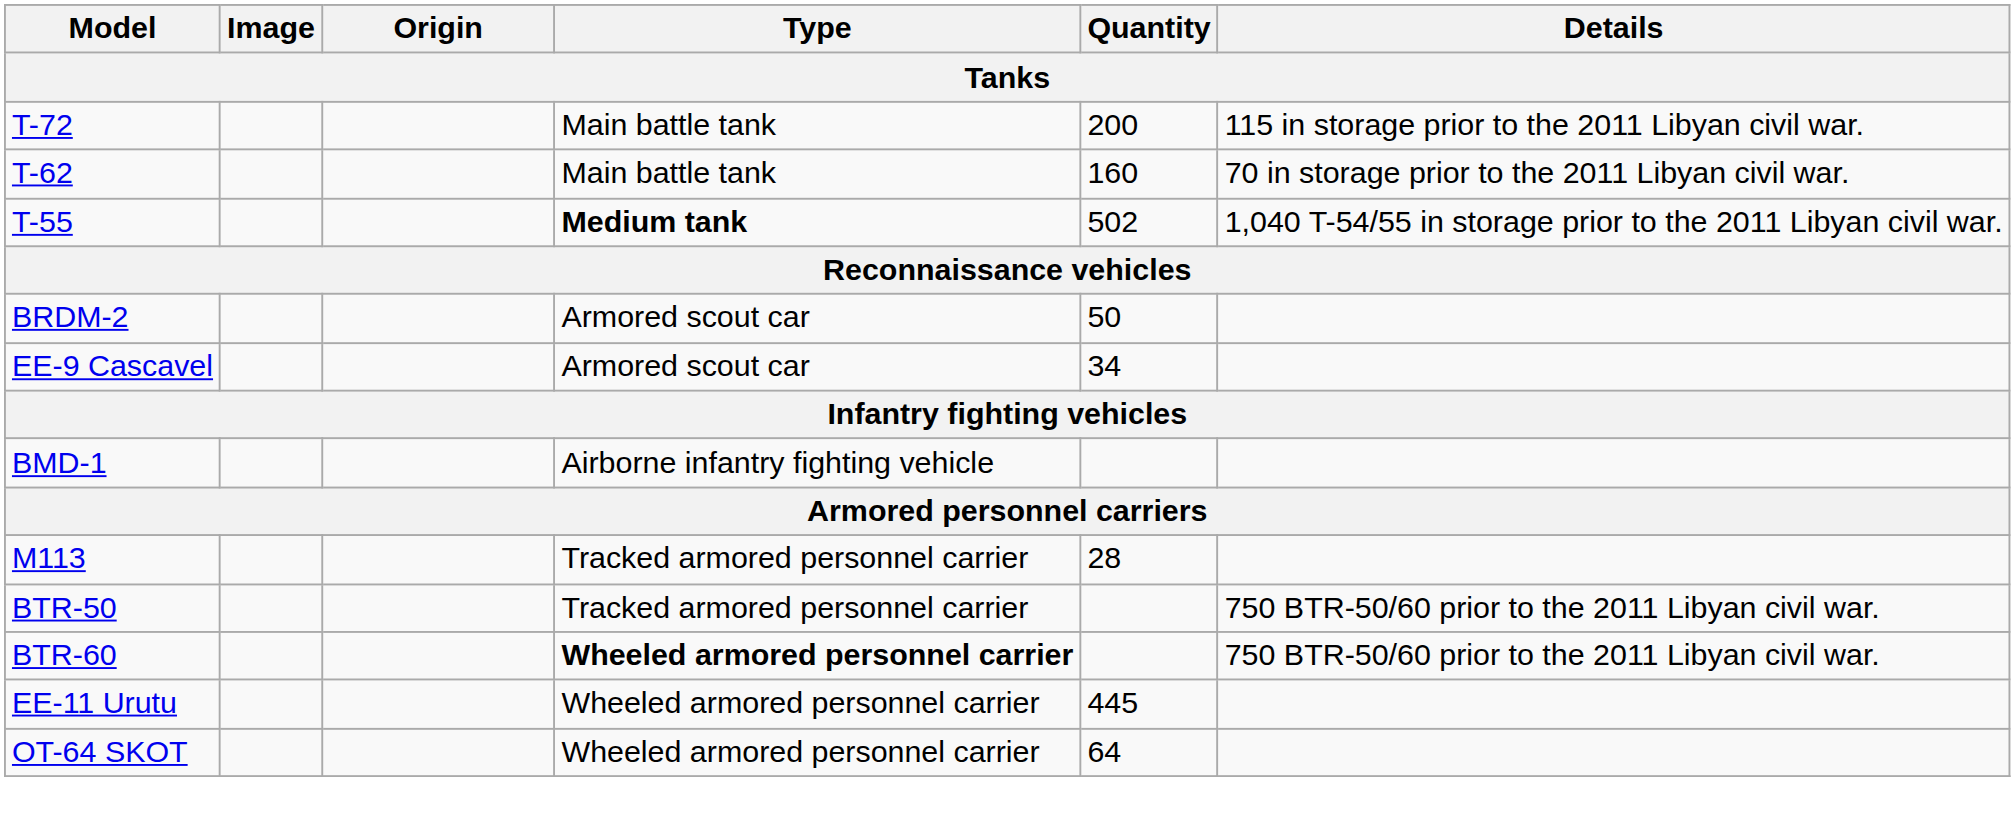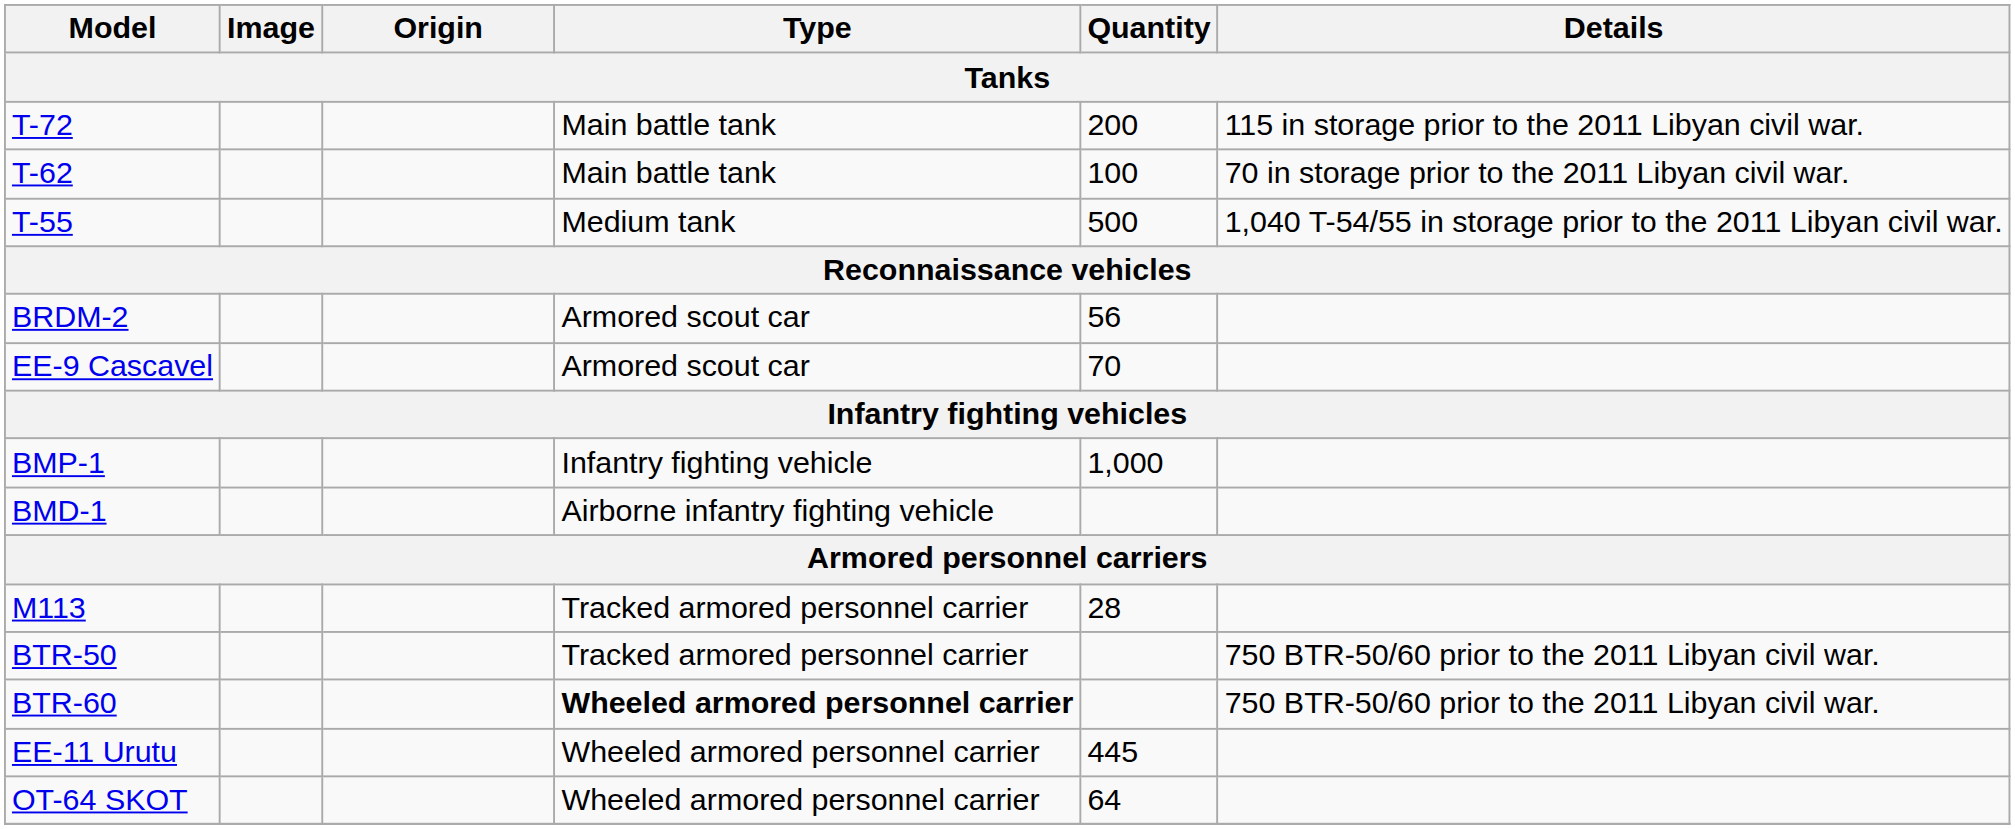(1113, 173) 160 -> (1113, 173) 100
(654, 221) bold -> (648, 221) normal
(1113, 221) 502 -> (1113, 221) 500
(1104, 317) 50 -> (1104, 317) 56
(1104, 366) 34 -> (1104, 366) 70
+ row: (58, 462)
